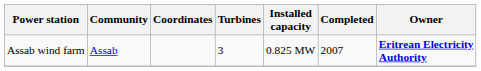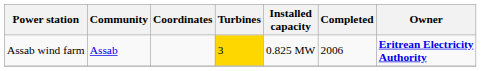(221, 50) no background -> (221, 50) gold background
(332, 50) 2007 -> (332, 50) 2006
